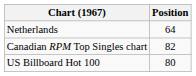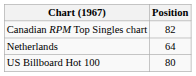rows swapped: (77, 46) <-> (32, 29)
